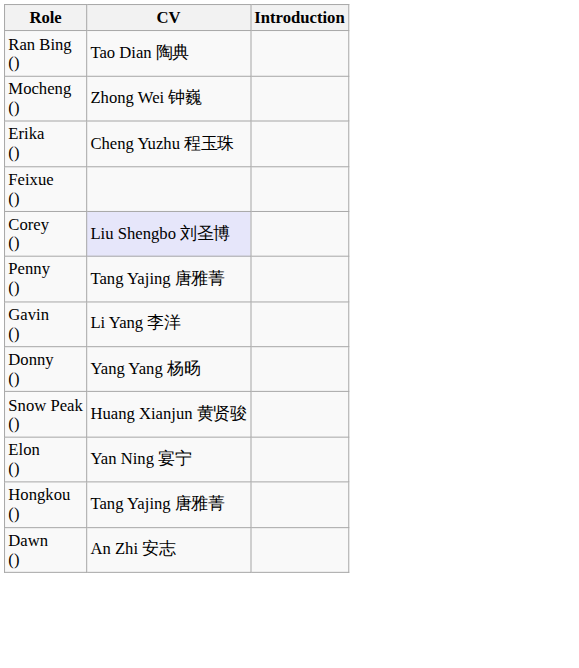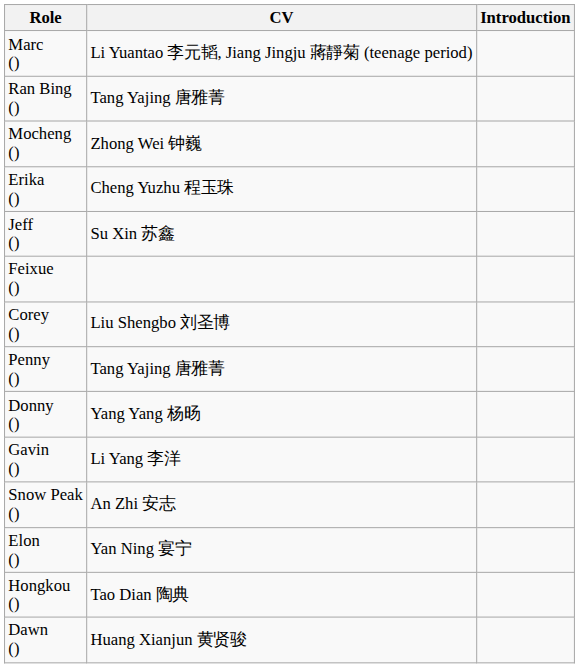+ row: (26, 53)
(140, 52) Tao Dian 陶典 -> (158, 98) Tang Yajing 唐雅菁
+ row: (21, 233)
(160, 233) lavender background -> (160, 323) no background
rows swapped: (31, 369) <-> (29, 324)
(169, 413) Huang Xianjun 黄贤骏 -> (133, 504) An Zhi 安志
(158, 504) Tang Yajing 唐雅菁 -> (140, 594) Tao Dian 陶典
(133, 549) An Zhi 安志 -> (169, 639) Huang Xianjun 黄贤骏
